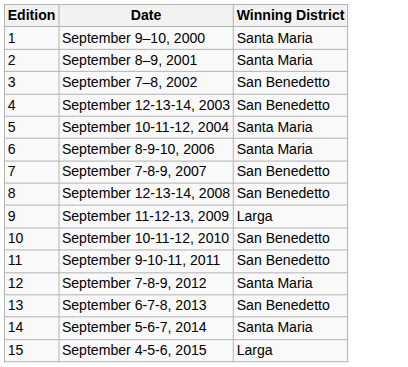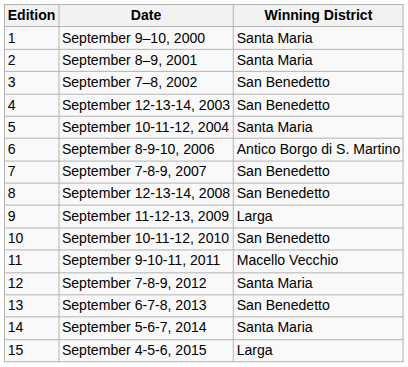(275, 149) Santa Maria -> (318, 149) Antico Borgo di S. Martino
(283, 261) San Benedetto -> (288, 261) Macello Vecchio
